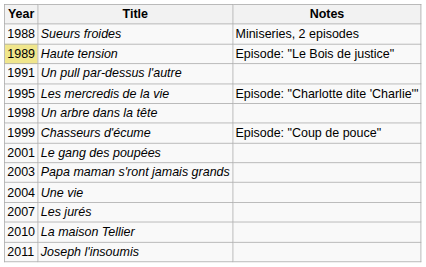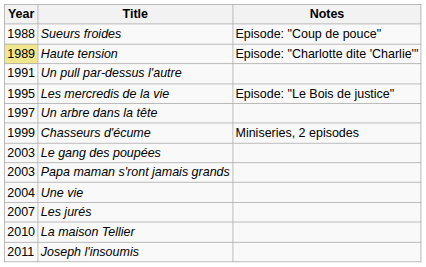(297, 34) Miniseries, 2 episodes -> (308, 34) Episode: "Coup de pouce"
(315, 53) Episode: "Le Bois de justice" -> (327, 53) Episode: "Charlotte dite 'Charlie'"
(327, 93) Episode: "Charlotte dite 'Charlie'" -> (315, 93) Episode: "Le Bois de justice"
(21, 113) 1998 -> (21, 113) 1997
(308, 133) Episode: "Coup de pouce" -> (297, 133) Miniseries, 2 episodes
(21, 152) 2001 -> (21, 152) 2003
